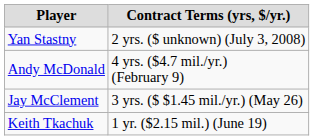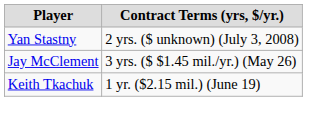- row: (56, 69)
